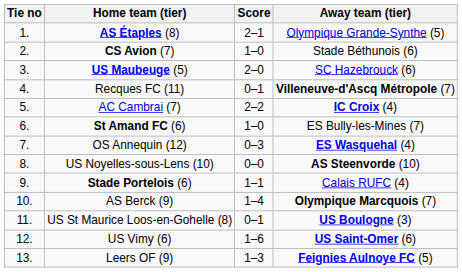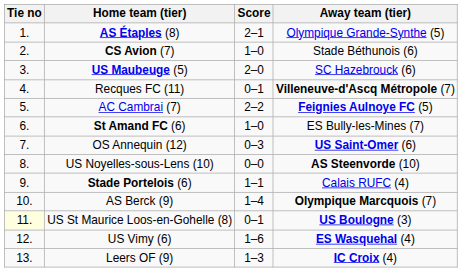(365, 107) IC Croix (4) -> (365, 107) Feignies Aulnoye FC (5)
(365, 145) ES Wasquehal (4) -> (365, 145) US Saint-Omer (6)
(24, 220) no background -> (24, 220) lightyellow background
(365, 239) US Saint-Omer (6) -> (365, 239) ES Wasquehal (4)
(365, 257) Feignies Aulnoye FC (5) -> (365, 257) IC Croix (4)
